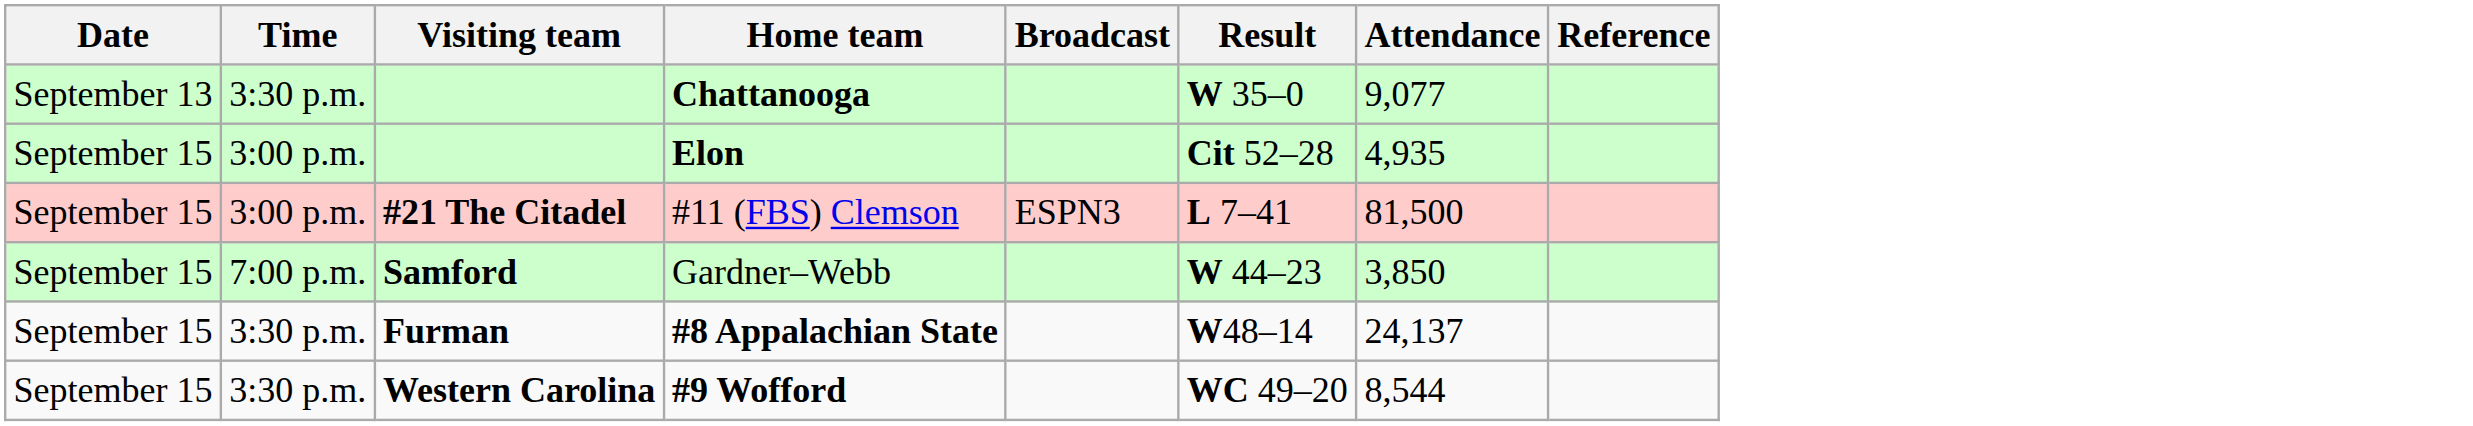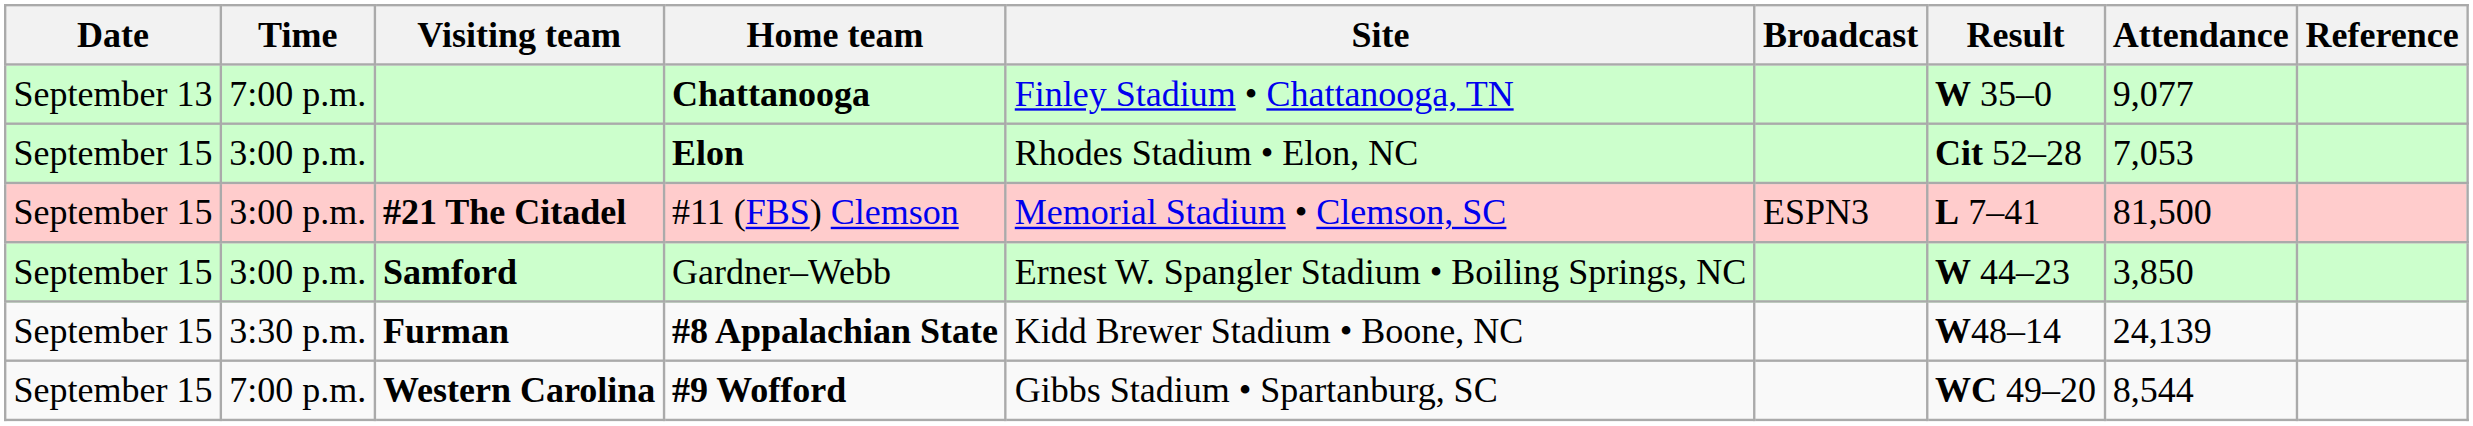+ column: (1381, 34)
(298, 93) 3:30 p.m. -> (298, 93) 7:00 p.m.
(1405, 153) 4,935 -> (2153, 153) 7,053
(298, 271) 7:00 p.m. -> (298, 271) 3:00 p.m.
(1414, 331) 24,137 -> (2162, 331) 24,139
(298, 390) 3:30 p.m. -> (298, 390) 7:00 p.m.
